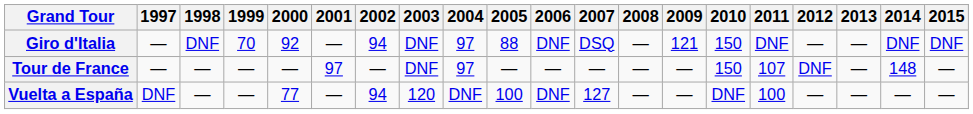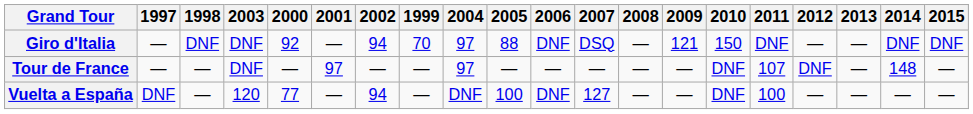columns swapped: (246, 17) <-> (421, 17)
(728, 69) 150 -> (728, 69) DNF
